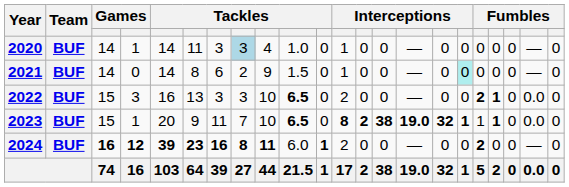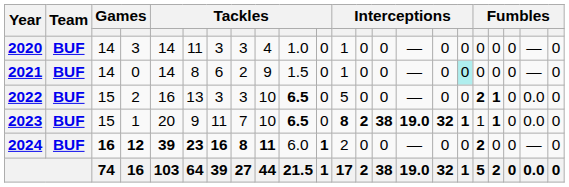(136, 48) 1 -> (136, 48) 3
(243, 48) lightblue background -> (243, 48) no background
(136, 96) 3 -> (136, 96) 2
(344, 96) 2 -> (344, 96) 5
